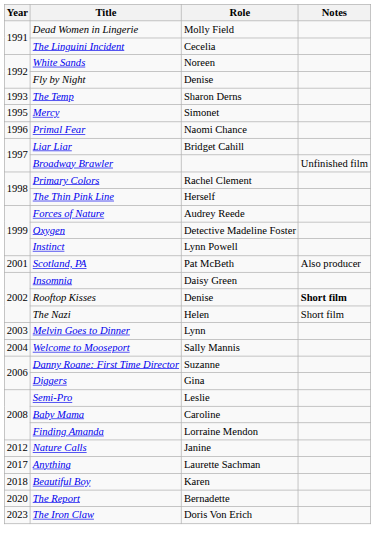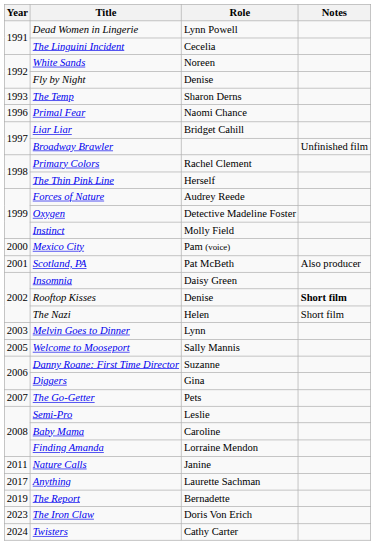(209, 29) Molly Field -> (211, 29) Lynn Powell
- row: (46, 113)
(211, 247) Lynn Powell -> (209, 230) Molly Field
+ row: (58, 247)
(17, 347) 2004 -> (17, 347) 2005
+ row: (64, 398)
(17, 448) 2012 -> (17, 465) 2011
- row: (62, 481)
(17, 498) 2020 -> (17, 498) 2019
+ row: (50, 532)
